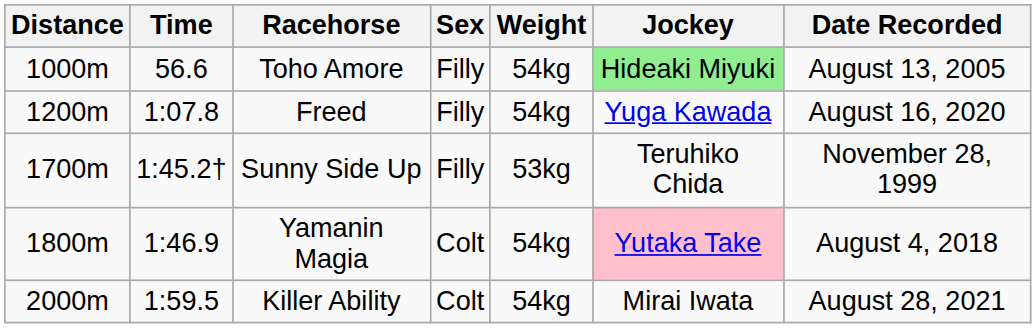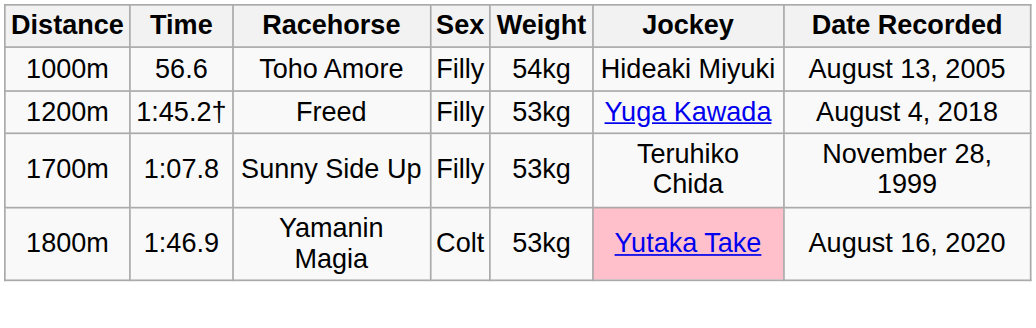(688, 68) lightgreen background -> (688, 68) no background
(181, 111) 1:07.8 -> (181, 111) 1:45.2†
(541, 111) 54kg -> (541, 111) 53kg
(907, 111) August 16, 2020 -> (907, 111) August 4, 2018
(181, 169) 1:45.2† -> (181, 169) 1:07.8
(541, 243) 54kg -> (541, 243) 53kg
(907, 243) August 4, 2018 -> (907, 243) August 16, 2020
- row: (331, 301)
